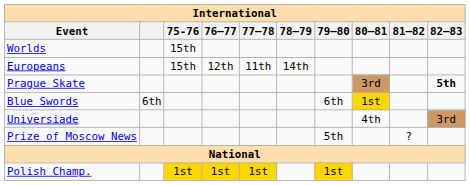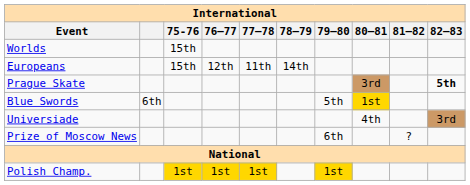(333, 101) 6th -> (333, 101) 5th
(333, 136) 5th -> (333, 136) 6th
